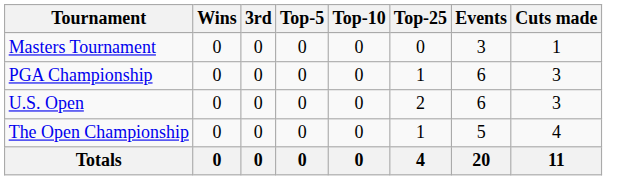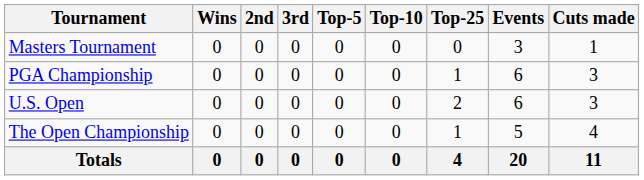+ column: (259, 18)
